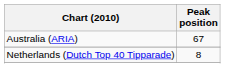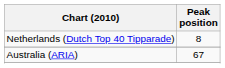rows swapped: (42, 39) <-> (91, 54)
